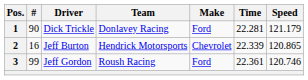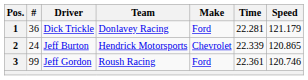(34, 29) 90 -> (34, 29) 36
(34, 46) 16 -> (34, 46) 24
